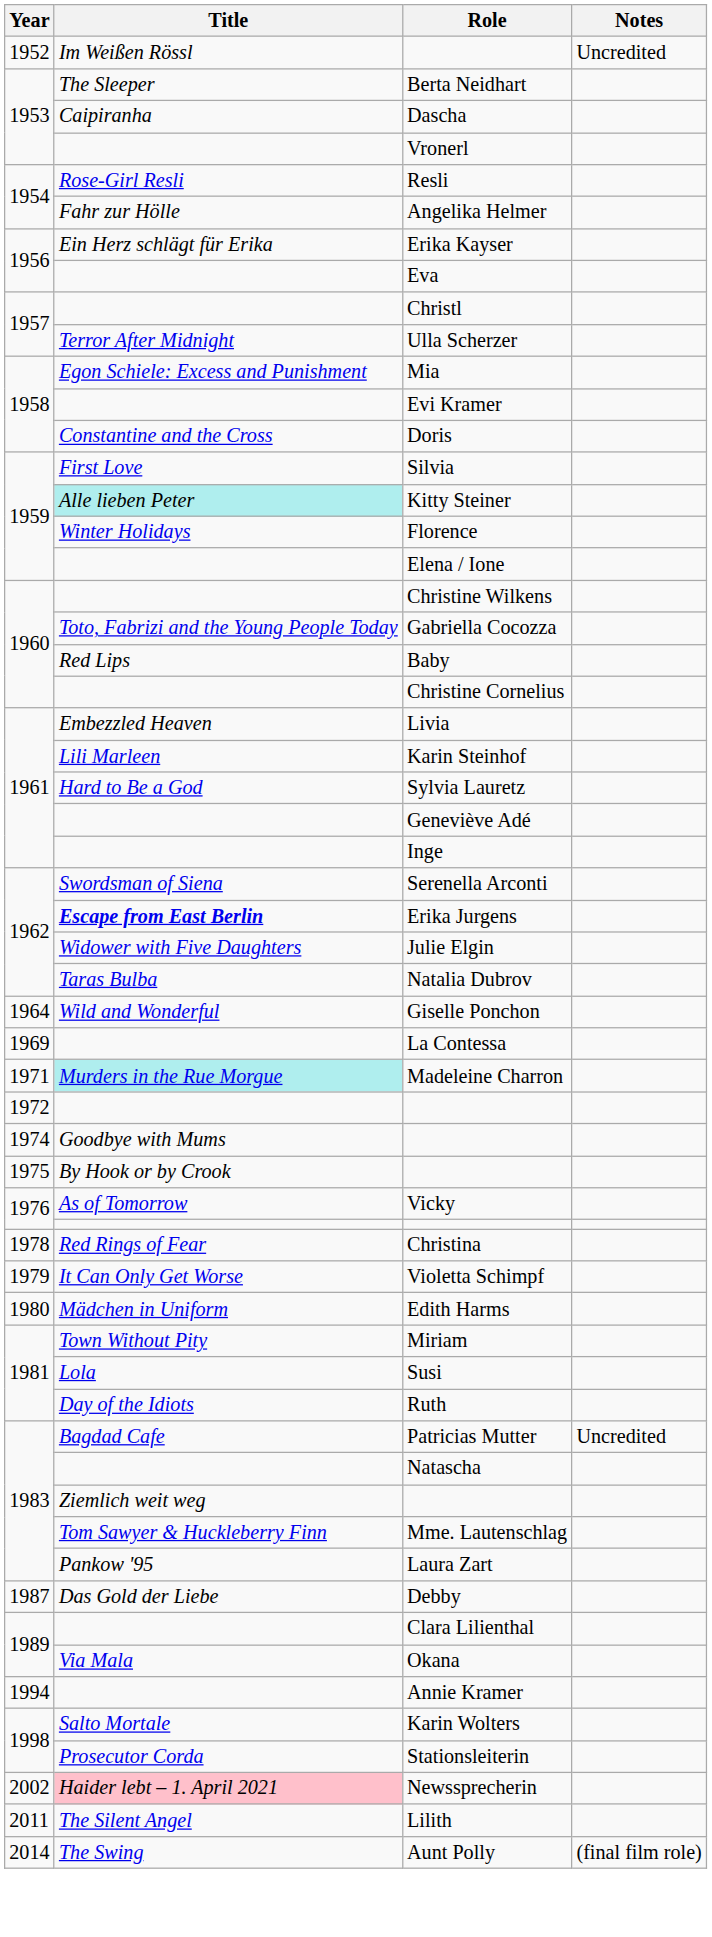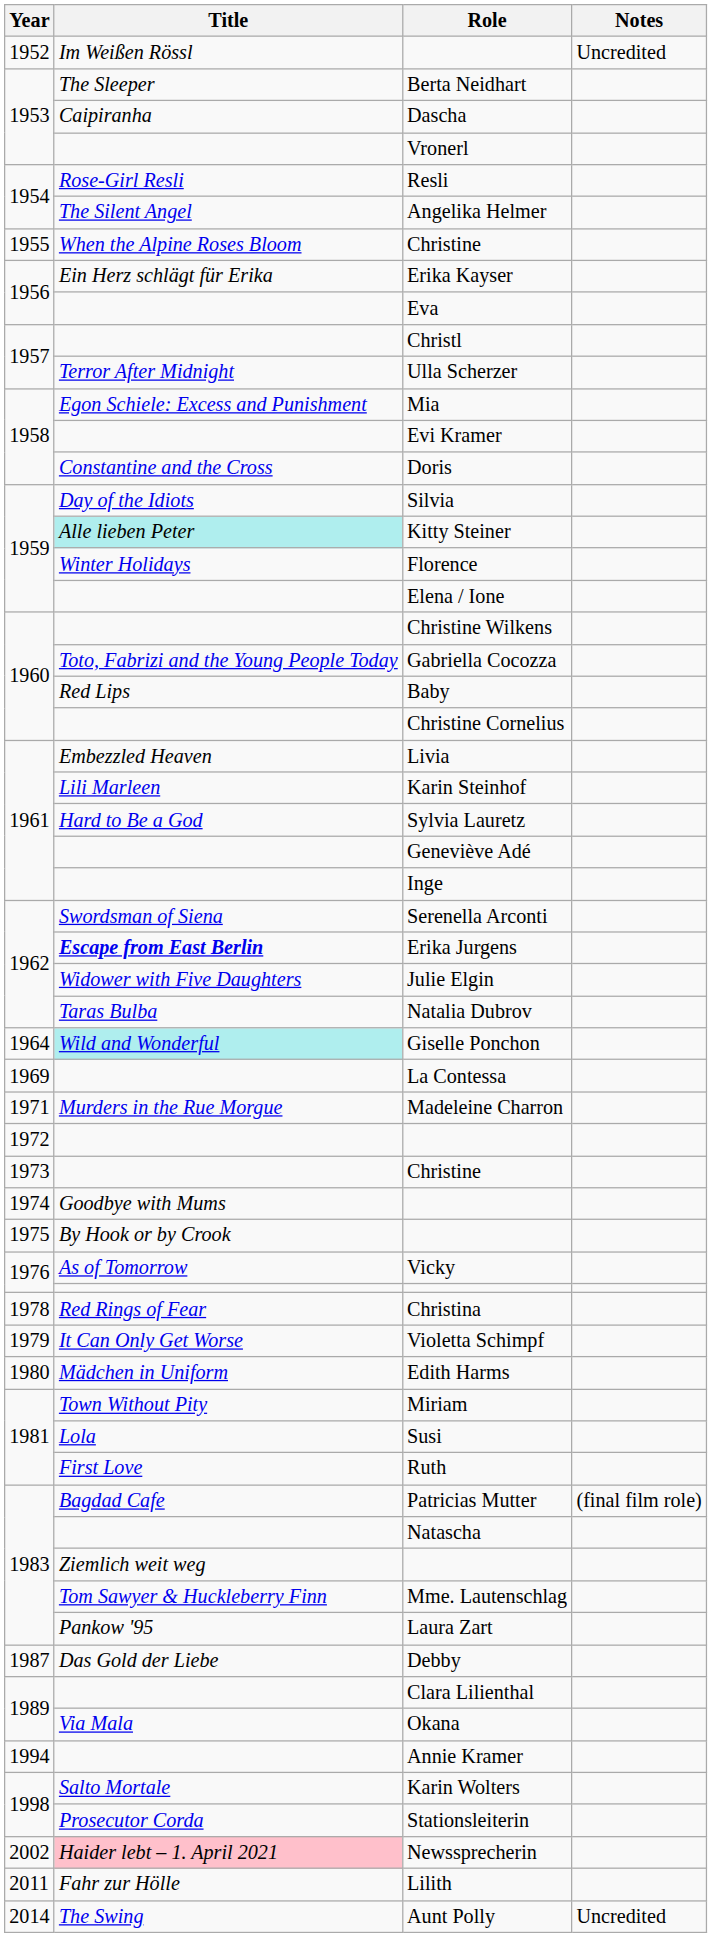(119, 212) Fahr zur Hölle -> (125, 212) The Silent Angel
+ row: (29, 244)
(101, 468) First Love -> (126, 500) Day of the Idiots
(139, 1011) no background -> (139, 1043) paleturquoise background
(171, 1075) paleturquoise background -> (171, 1107) no background
+ row: (29, 1171)
(126, 1404) Day of the Idiots -> (101, 1468) First Love
(621, 1436) Uncredited -> (639, 1500) (final film role)
(125, 1820) The Silent Angel -> (119, 1884) Fahr zur Hölle
(639, 1852) (final film role) -> (621, 1916) Uncredited
